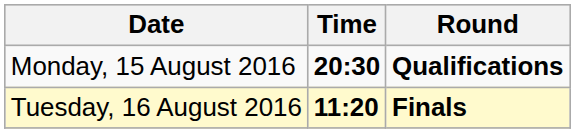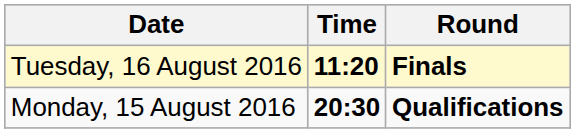rows swapped: (153, 66) <-> (156, 107)
